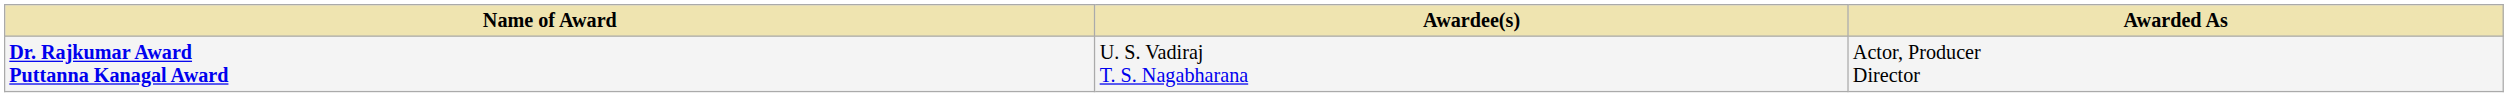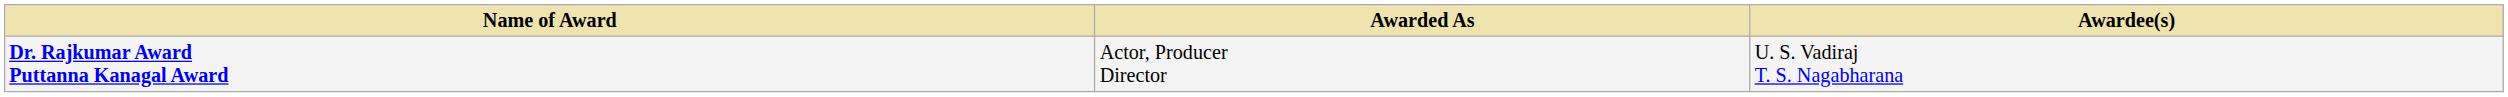columns swapped: (1472, 20) <-> (2176, 20)
